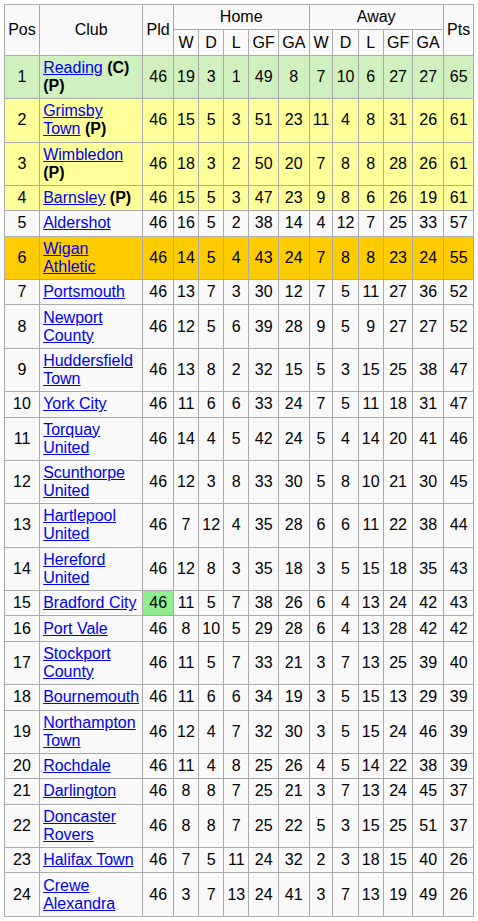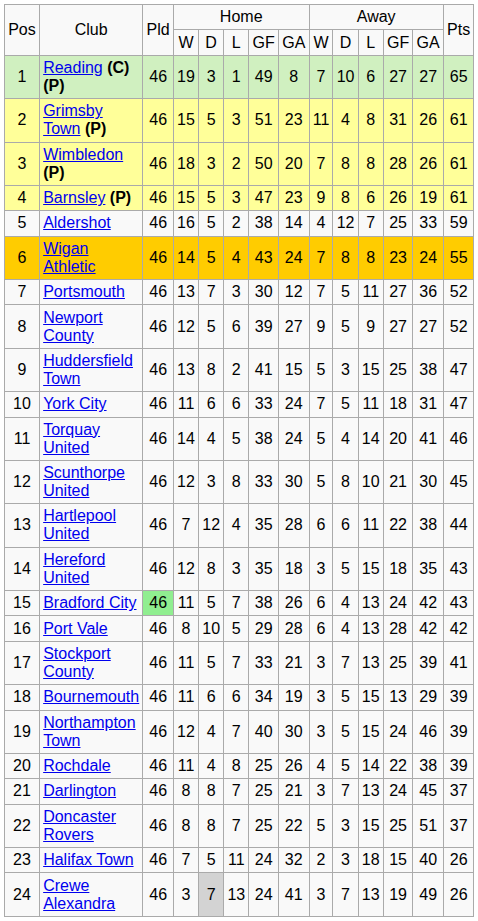(459, 223) 57 -> (459, 223) 59
(294, 326) 28 -> (294, 326) 27
(264, 369) 32 -> (264, 369) 41
(264, 438) 42 -> (264, 438) 38
(459, 662) 40 -> (459, 662) 41
(264, 731) 32 -> (264, 731) 40
(211, 894) no background -> (211, 894) lightgrey background
